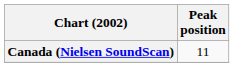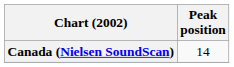(203, 51) 11 -> (203, 51) 14
